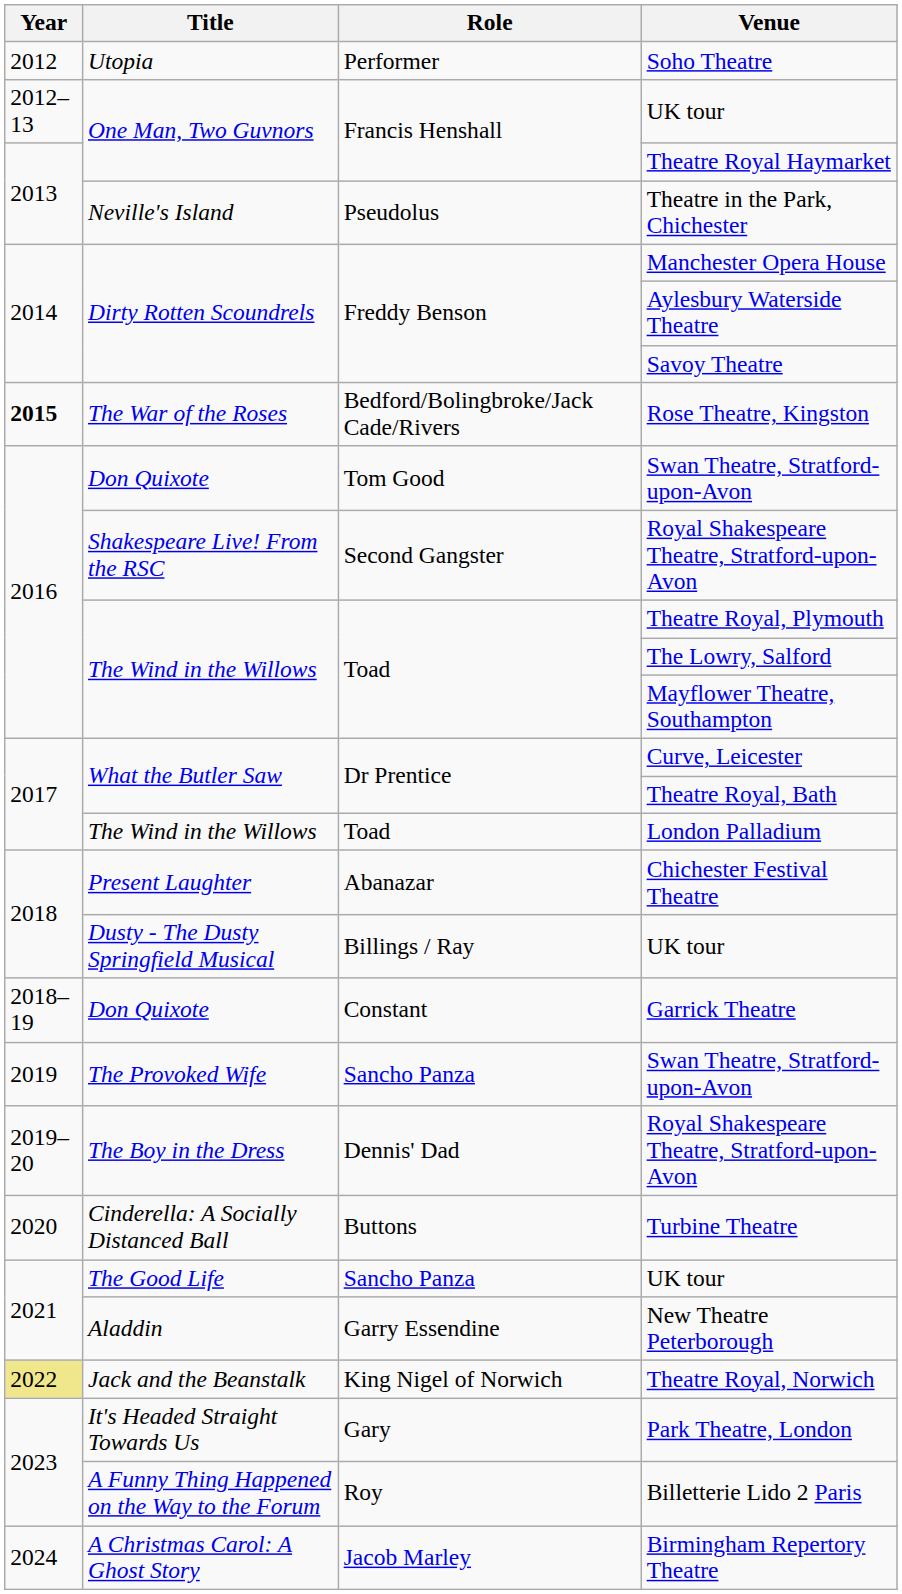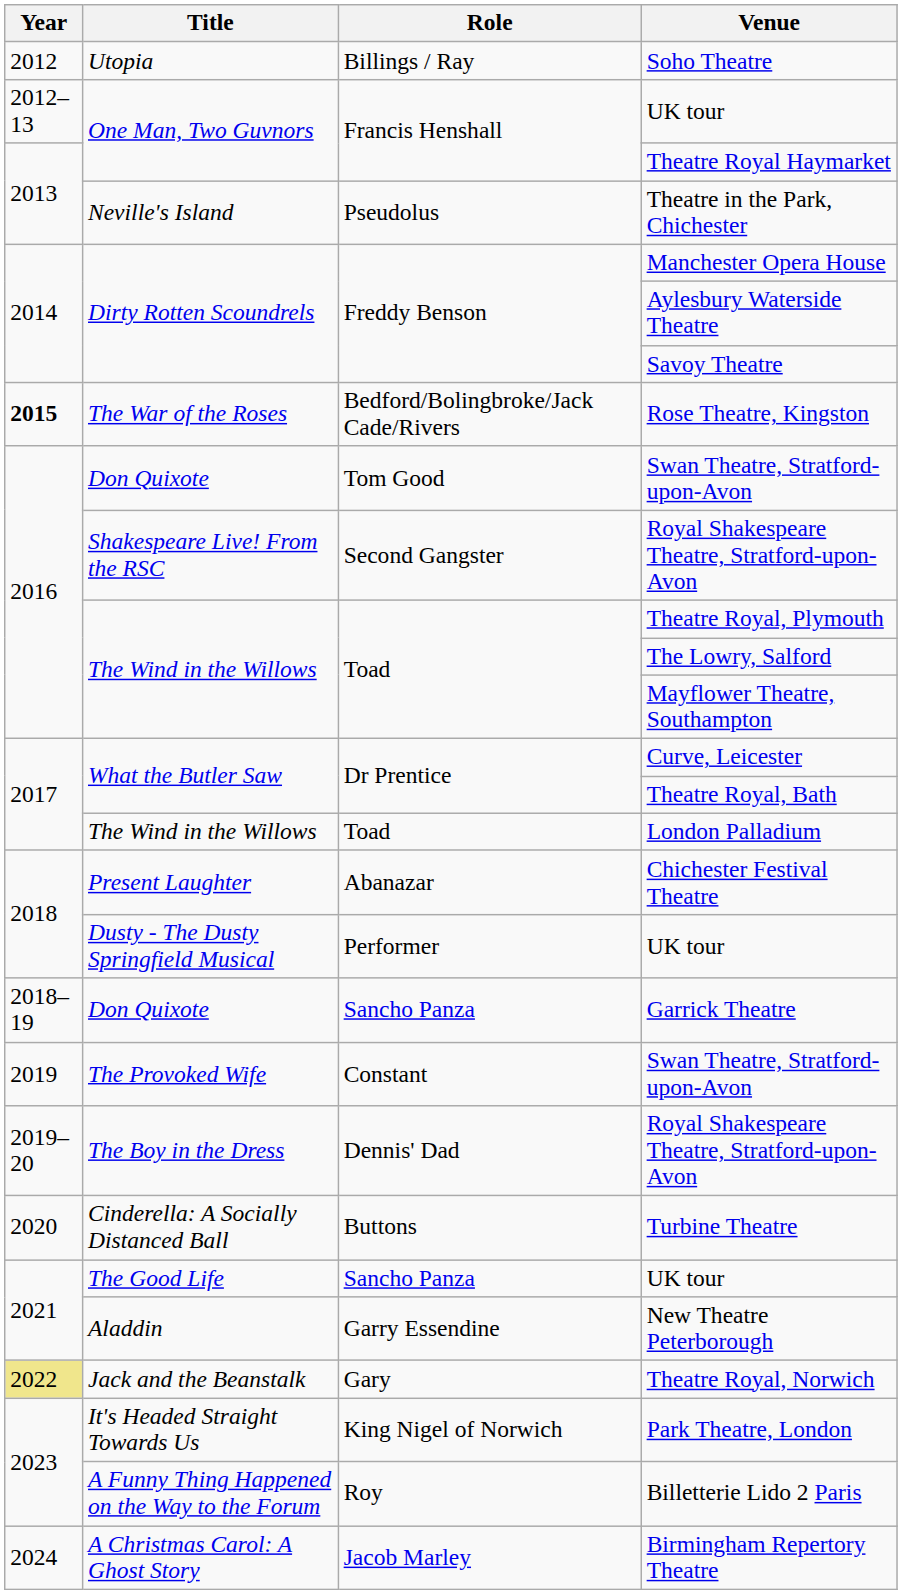(391, 60) Performer -> (409, 60) Billings / Ray
(409, 945) Billings / Ray -> (391, 945) Performer
(385, 1009) Constant -> (409, 1009) Sancho Panza
(409, 1073) Sancho Panza -> (385, 1073) Constant
(453, 1379) King Nigel of Norwich -> (367, 1379) Gary
(367, 1429) Gary -> (453, 1429) King Nigel of Norwich
